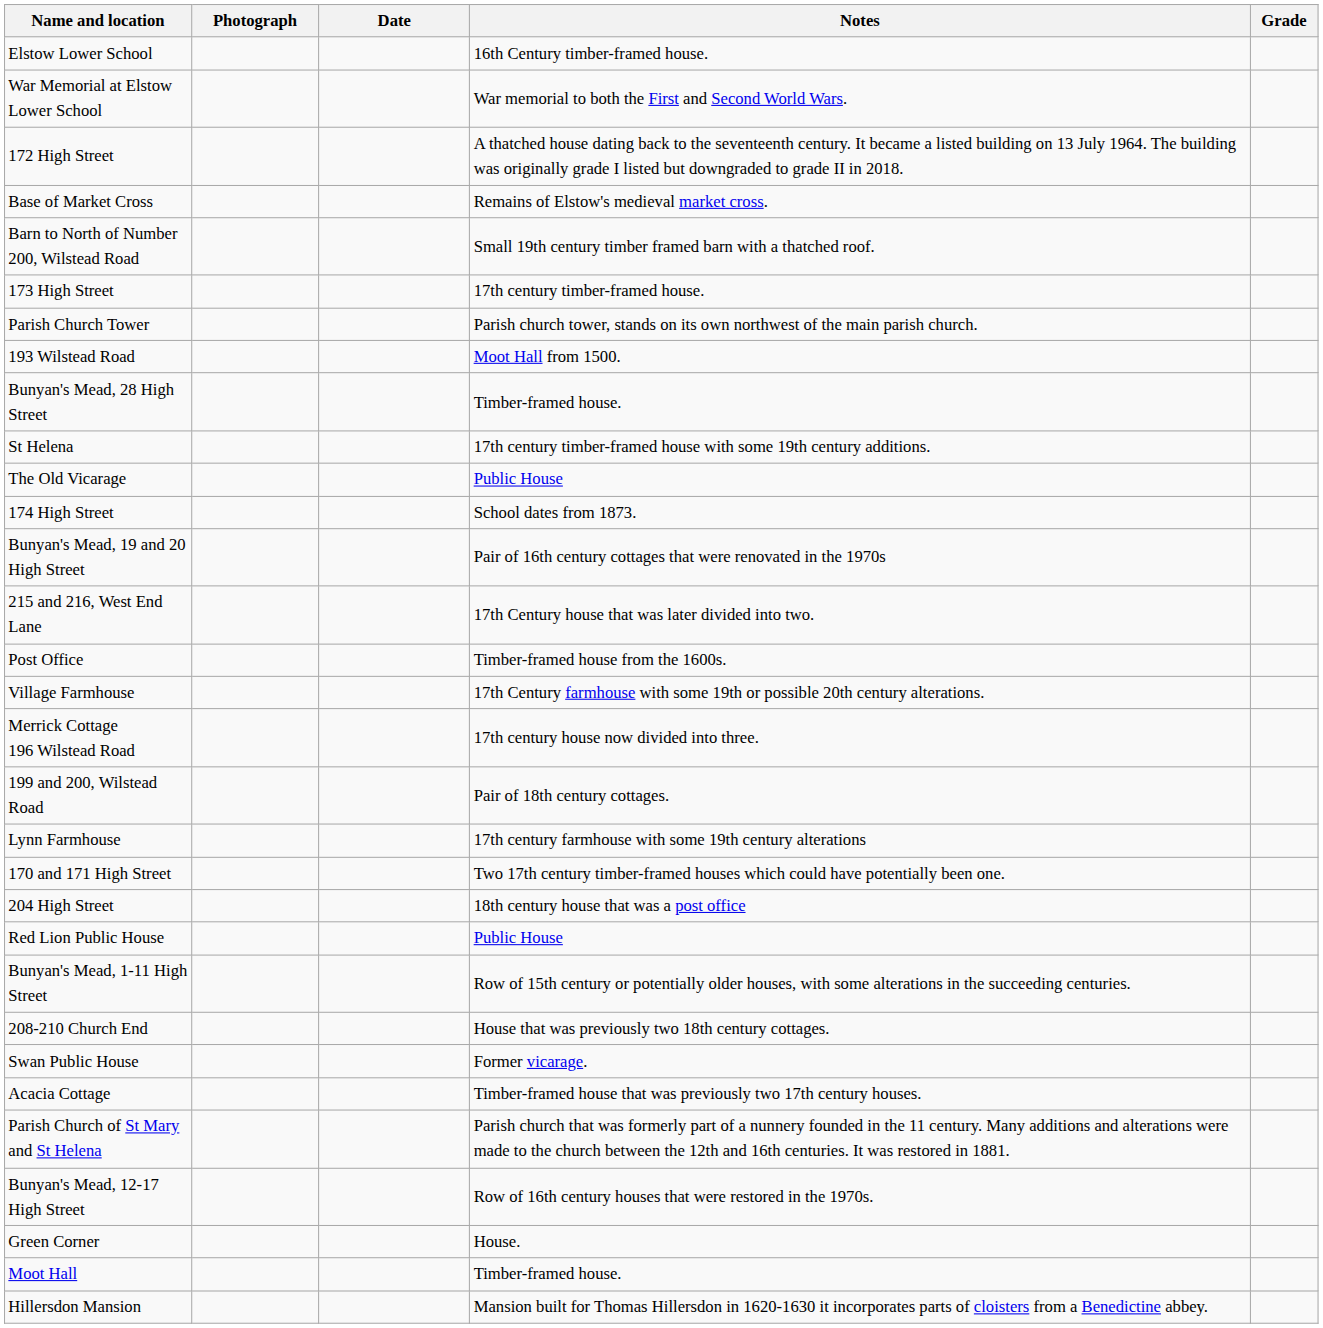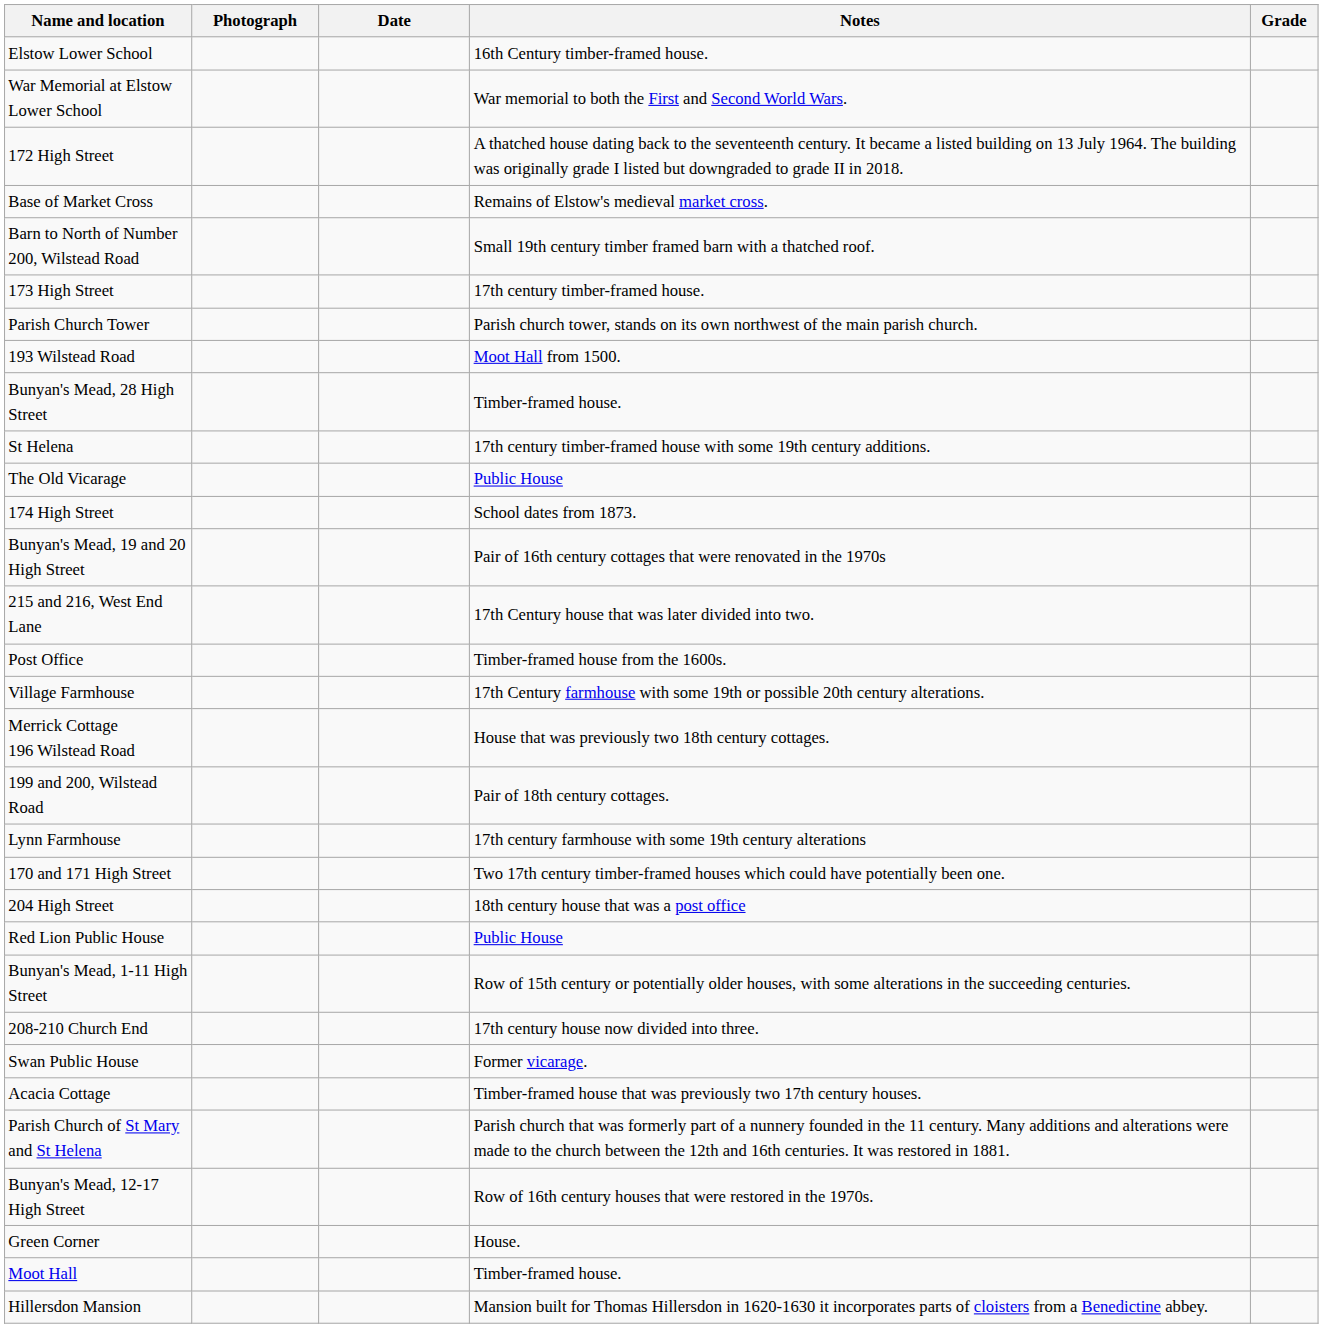(616, 737) 17th century house now divided into three. -> (652, 737) House that was previously two 18th century cottages.
(652, 1028) House that was previously two 18th century cottages. -> (616, 1028) 17th century house now divided into three.
